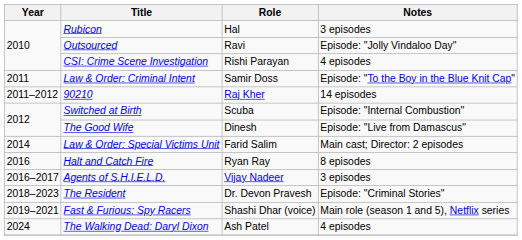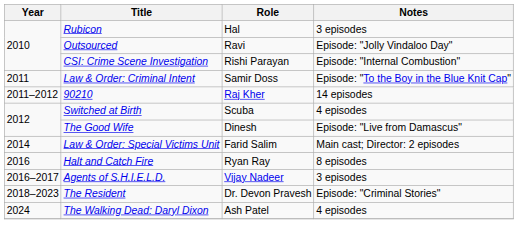(346, 62) 4 episodes -> (388, 62) Episode: "Internal Combustion"
(392, 111) Episode: "Internal Combustion" -> (341, 111) 4 episodes
- row: (127, 210)
